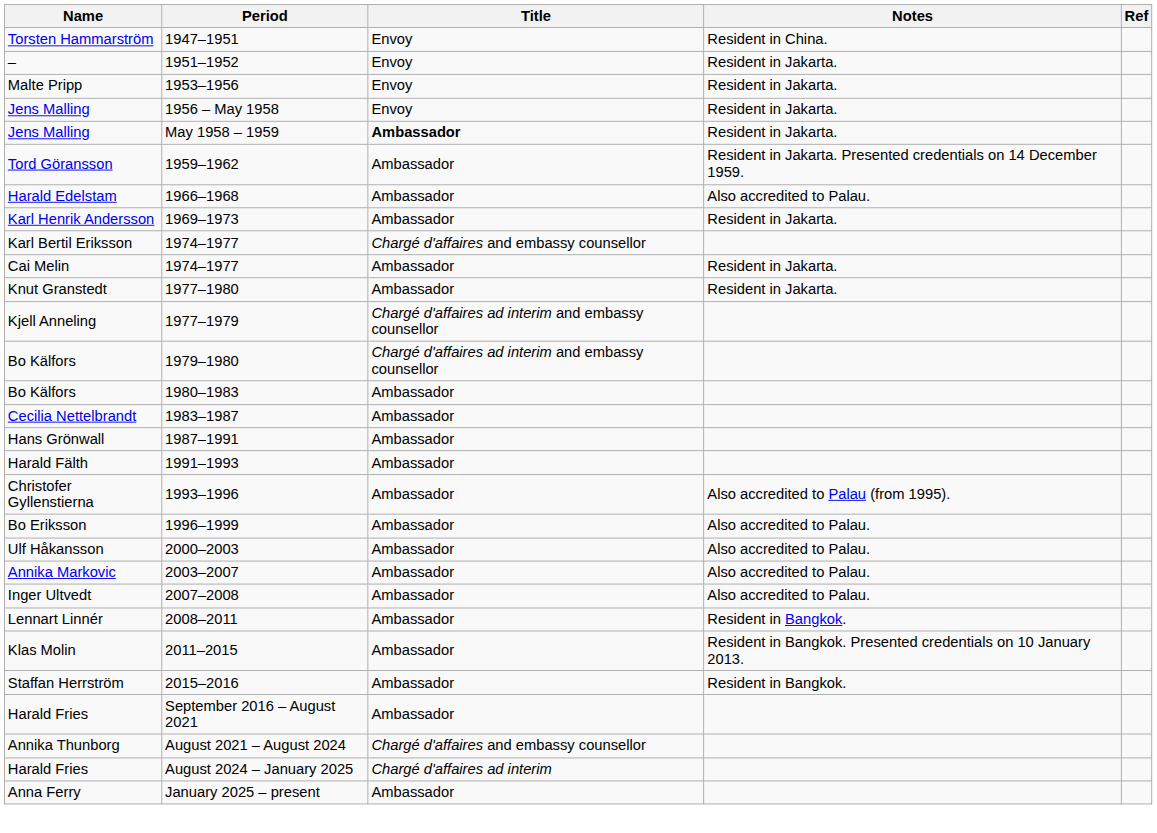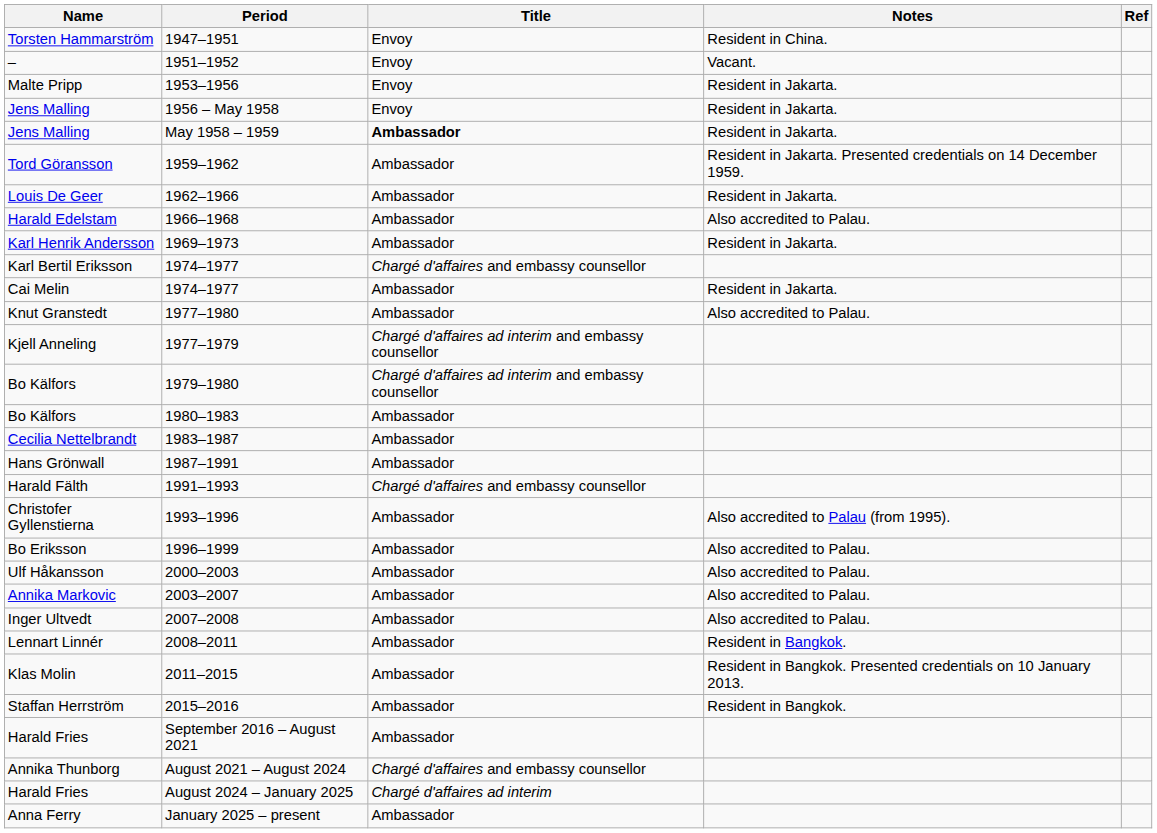(772, 62) Resident in Jakarta. -> (732, 62) Vacant.
+ row: (55, 196)
(772, 289) Resident in Jakarta. -> (789, 312) Also accredited to Palau.
(413, 462) Ambassador -> (509, 486) Chargé d'affaires and embassy counsellor
